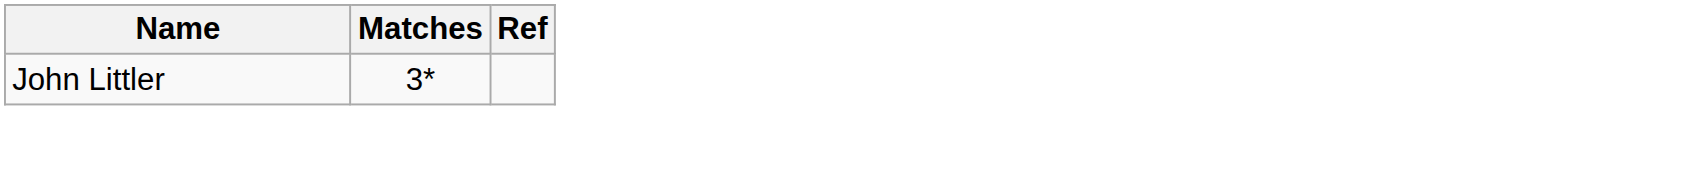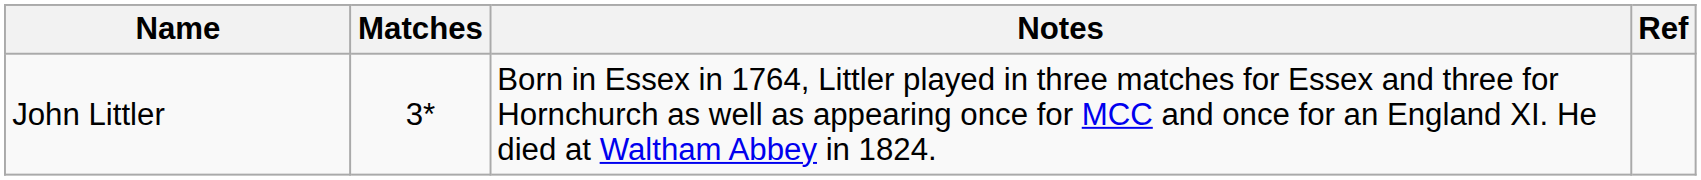+ column: (1061, 29)
